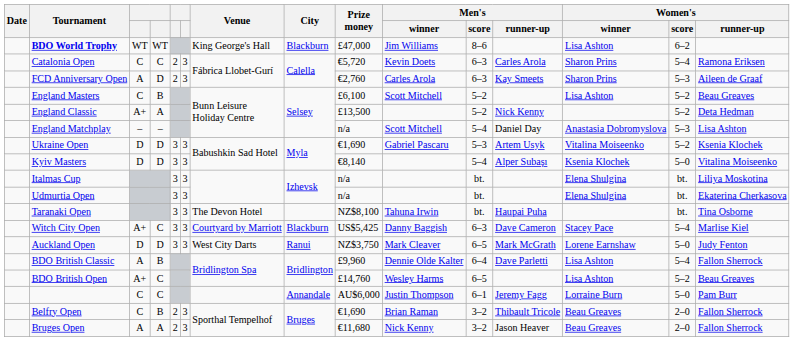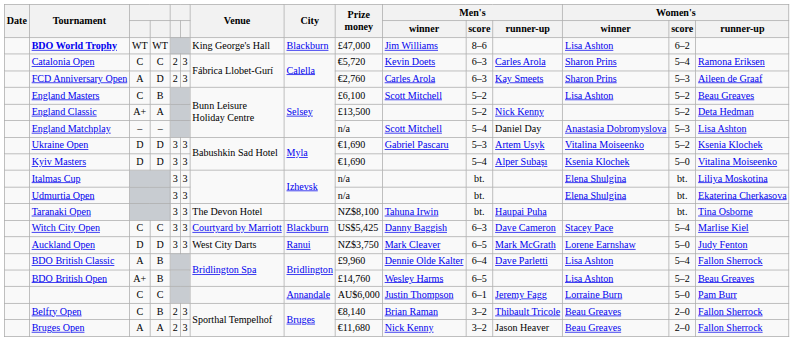(352, 161) €8,140 -> (352, 161) €1,690
(140, 228) A+ -> (140, 228) C
(160, 278) C -> (160, 278) B
(352, 311) €1,690 -> (352, 311) €8,140
